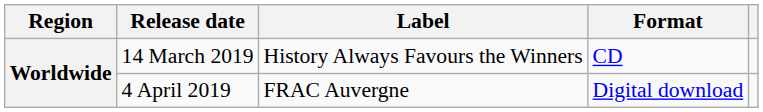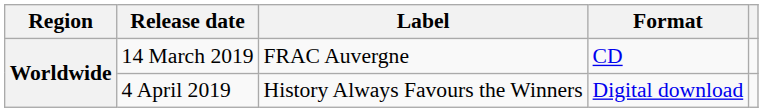(423, 55) History Always Favours the Winners -> (336, 55) FRAC Auvergne
(336, 90) FRAC Auvergne -> (423, 90) History Always Favours the Winners
